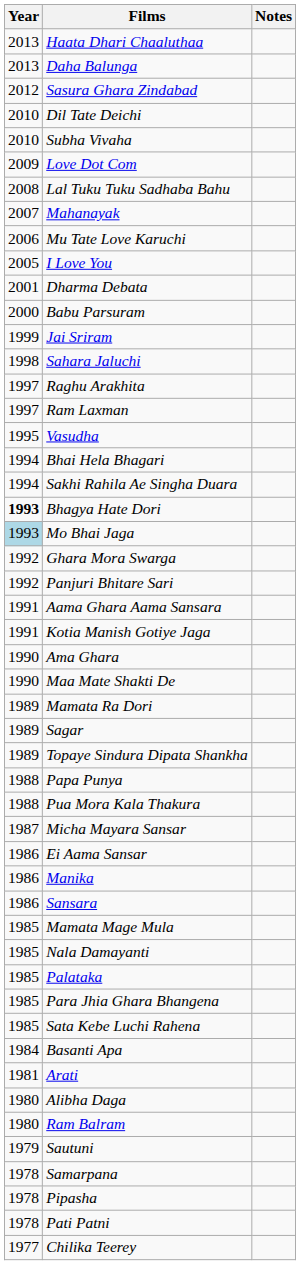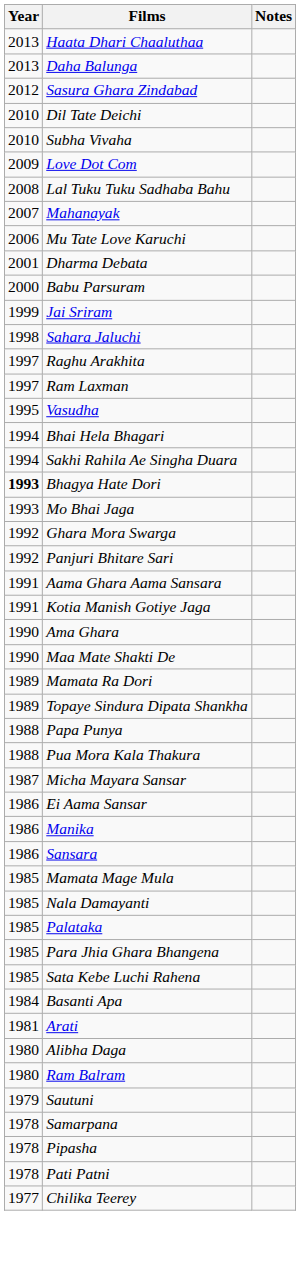- row: (79, 262)
(24, 533) lightblue background -> (24, 509) no background
- row: (65, 730)
